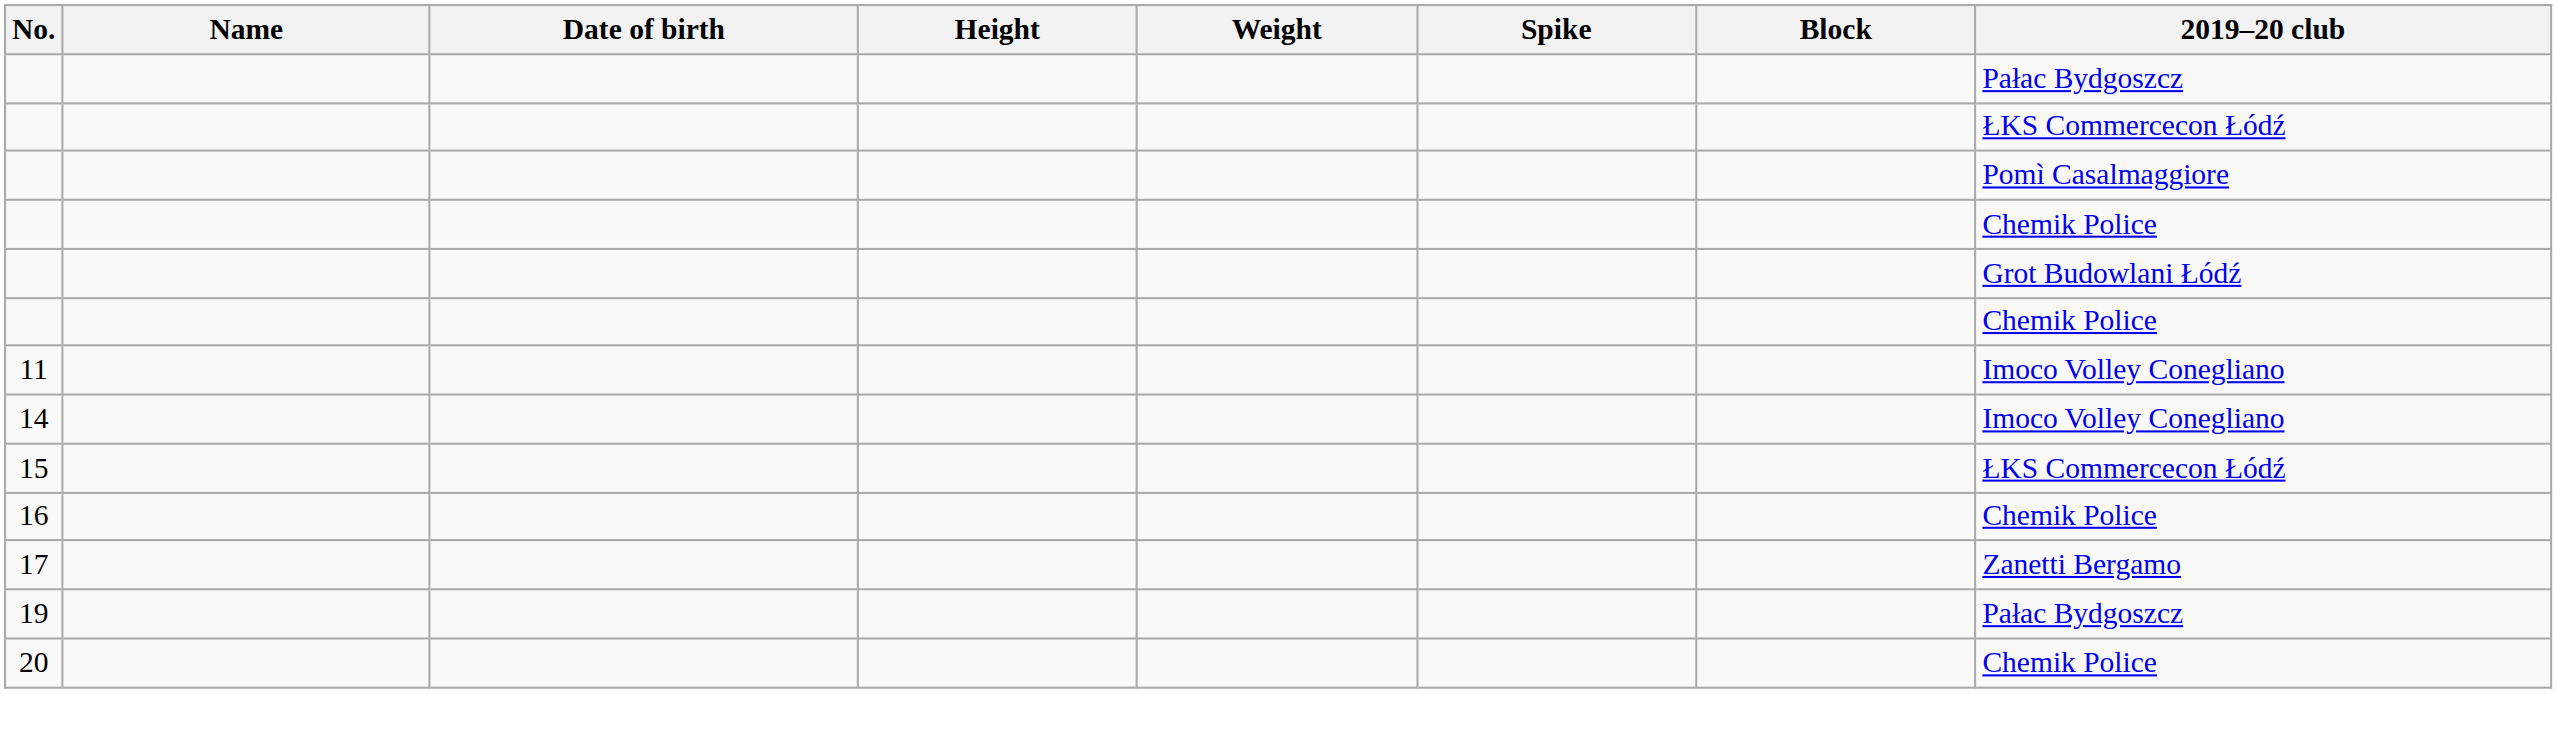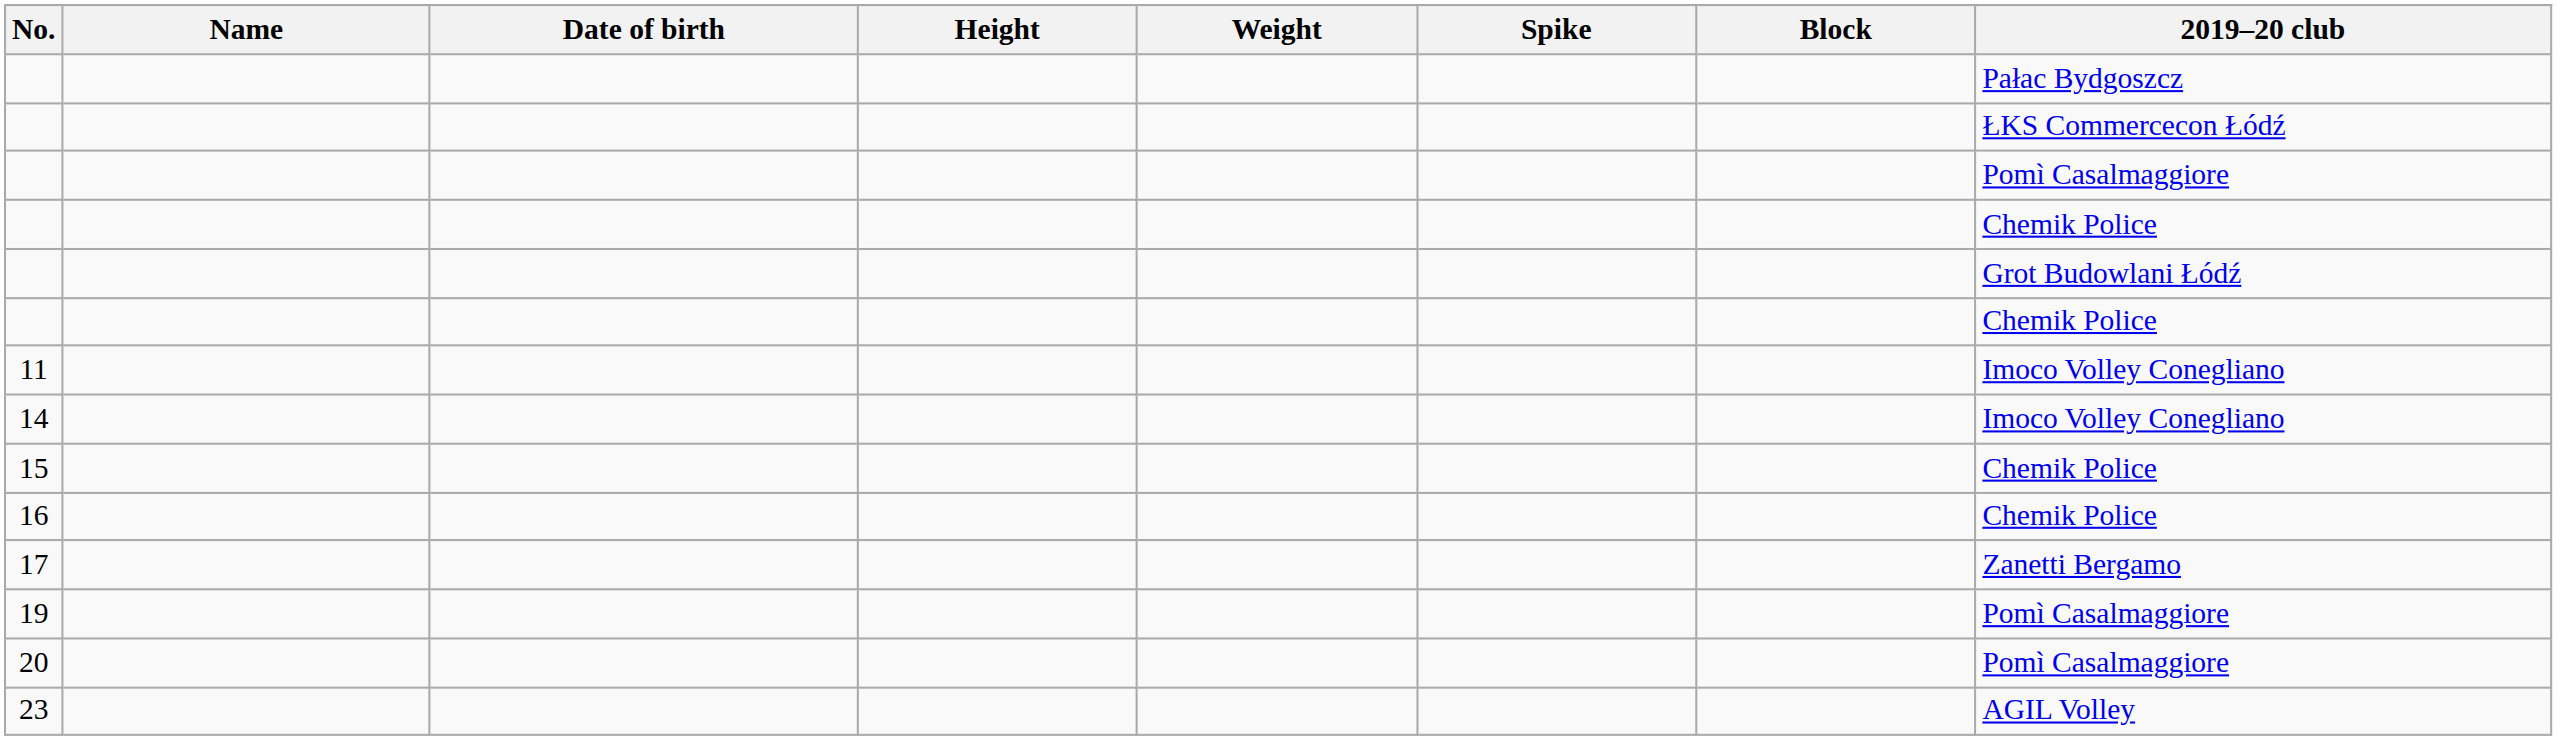(2134, 467) ŁKS Commercecon Łódź -> (2070, 467) Chemik Police
(2083, 613) Pałac Bydgoszcz -> (2106, 613) Pomì Casalmaggiore
(2070, 662) Chemik Police -> (2106, 662) Pomì Casalmaggiore
+ row: (34, 710)
